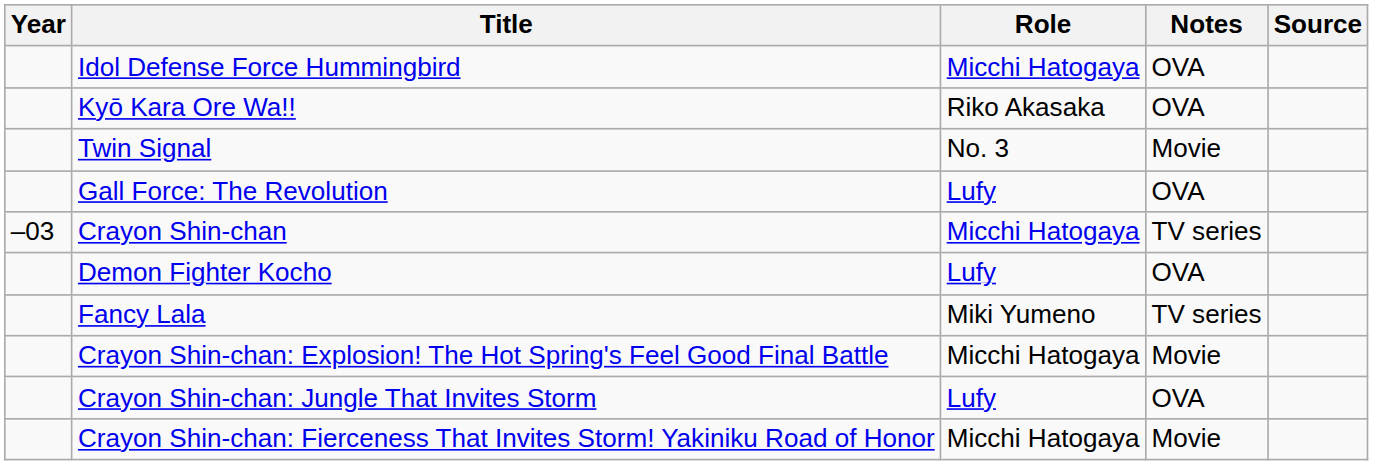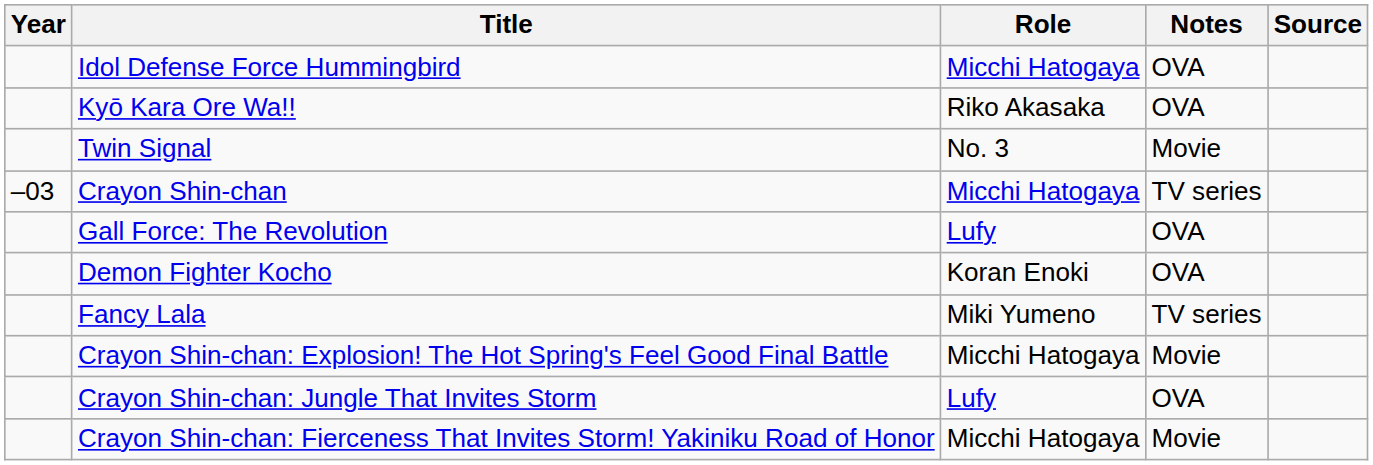rows swapped: (233, 190) <-> (182, 231)
(971, 273) Lufy -> (1018, 273) Koran Enoki
